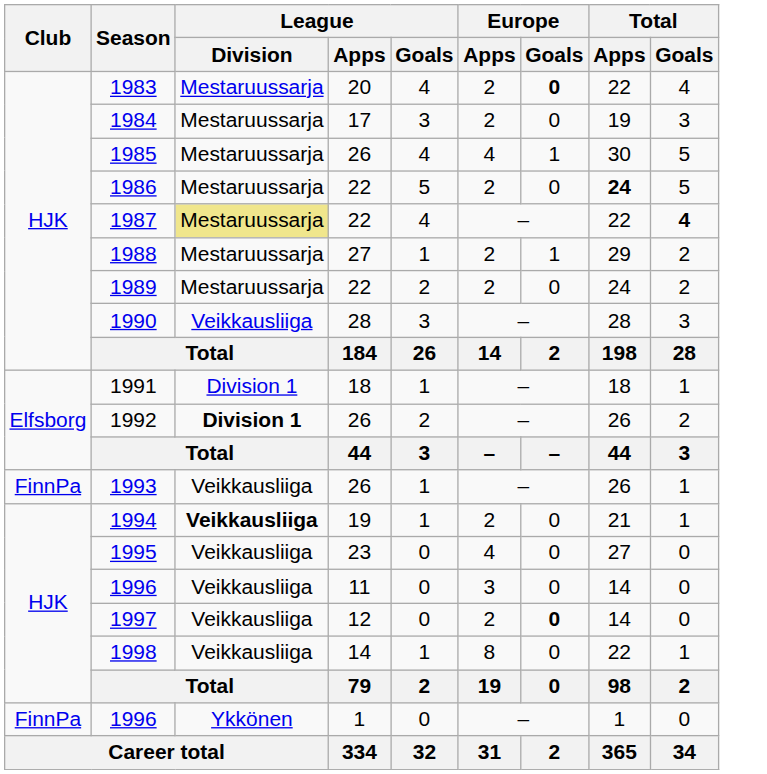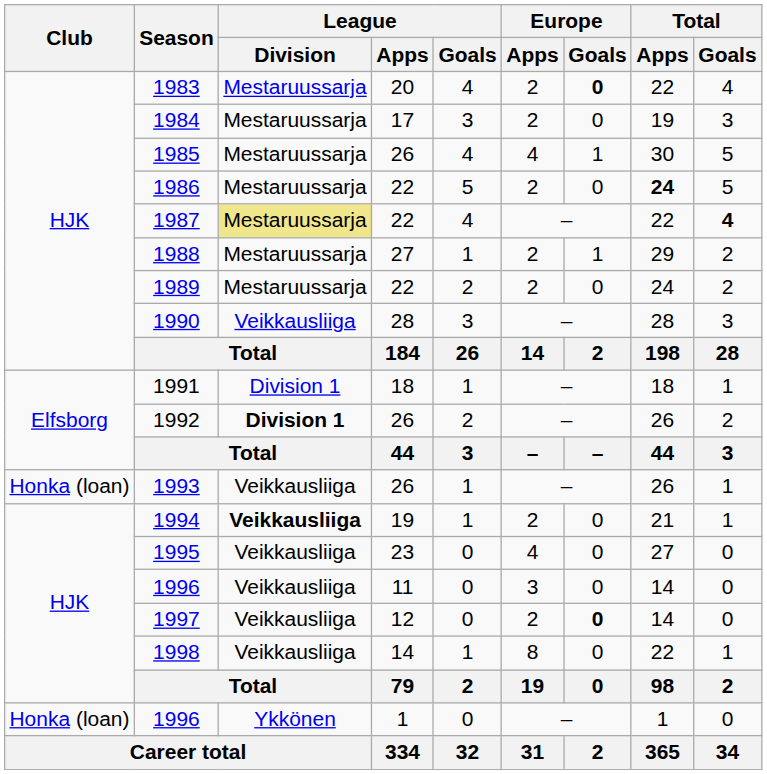(48, 486) FinnPa -> (69, 486) Honka (loan)
(48, 719) FinnPa -> (69, 719) Honka (loan)
